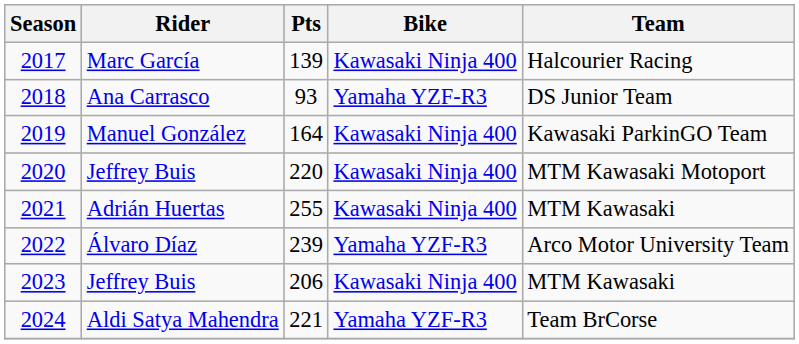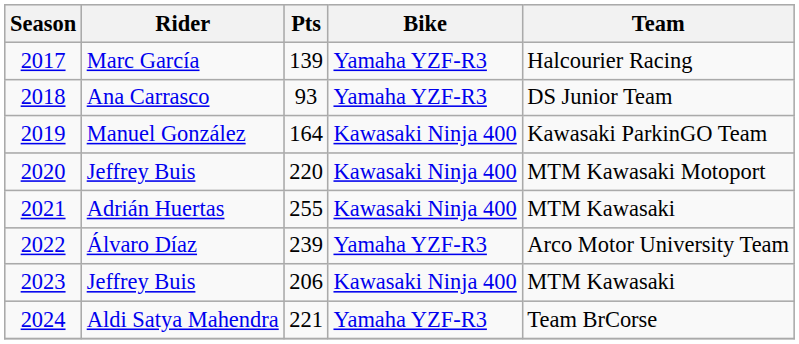(425, 60) Kawasaki Ninja 400 -> (410, 60) Yamaha YZF-R3
